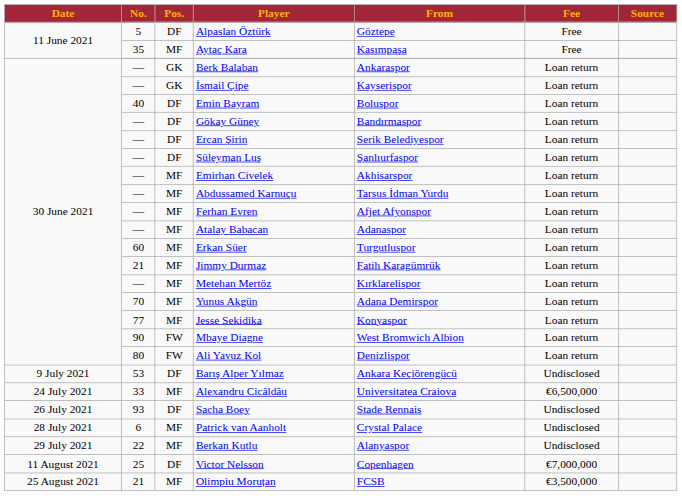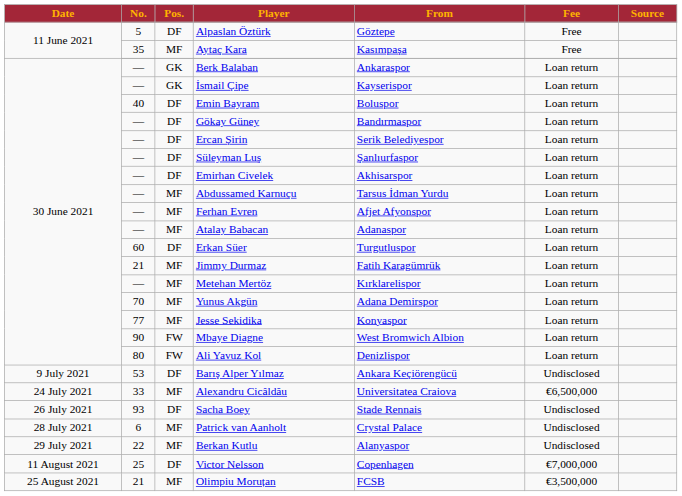(174, 175) MF -> (174, 175) DF
(174, 247) MF -> (174, 247) DF
